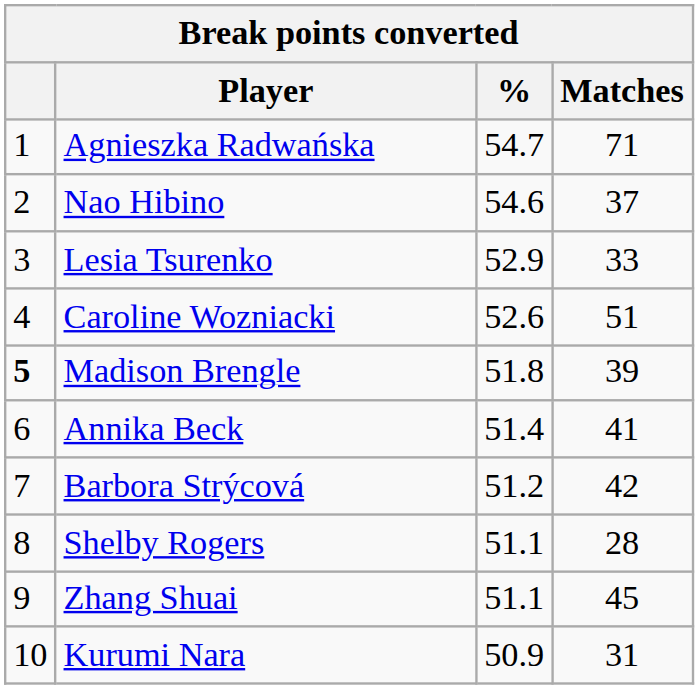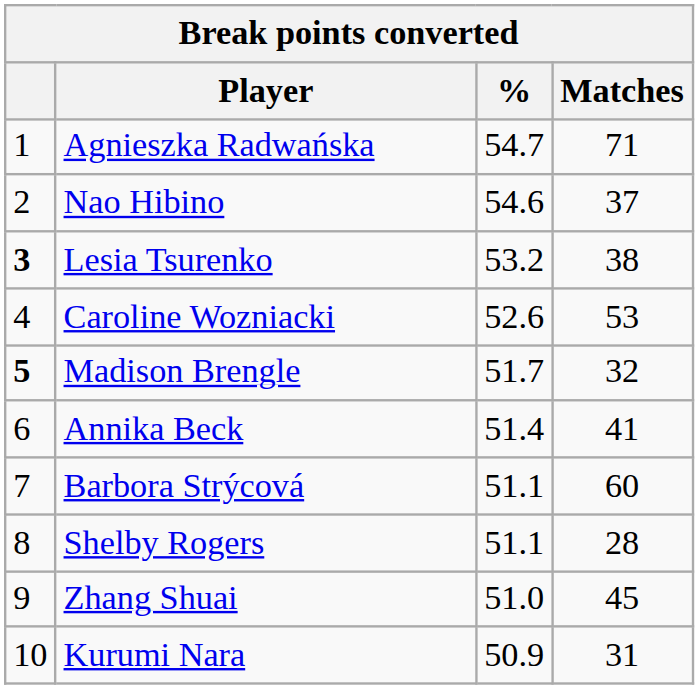(22, 259) normal -> (22, 259) bold
(514, 259) 52.9 -> (514, 259) 53.2
(622, 259) 33 -> (622, 259) 38
(622, 315) 51 -> (622, 315) 53
(514, 372) 51.8 -> (514, 372) 51.7
(622, 372) 39 -> (622, 372) 32
(514, 485) 51.2 -> (514, 485) 51.1
(622, 485) 42 -> (622, 485) 60
(514, 598) 51.1 -> (514, 598) 51.0
